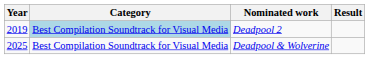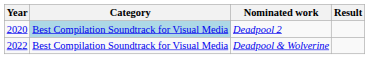(17, 29) 2019 -> (17, 29) 2020
(17, 45) 2025 -> (17, 45) 2022
